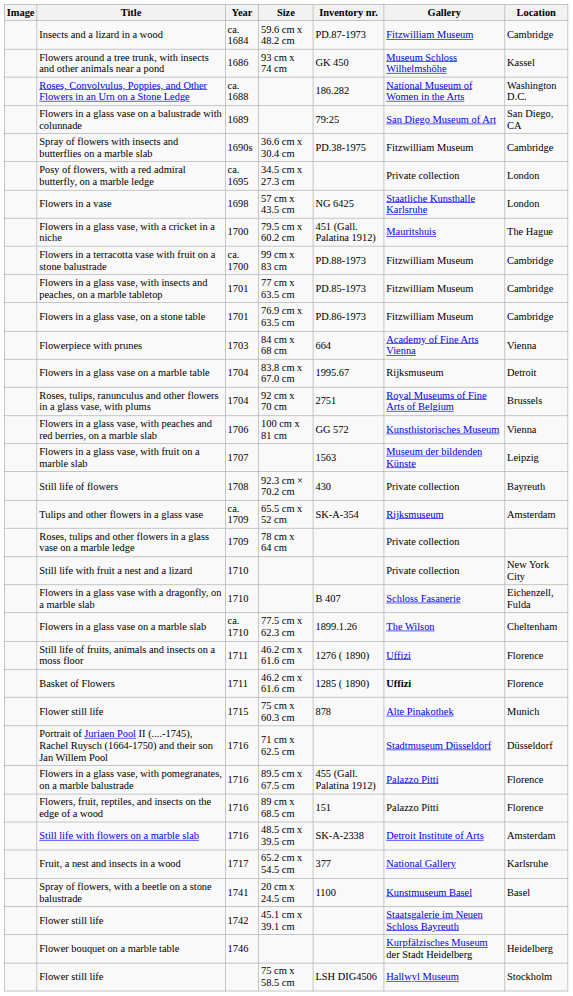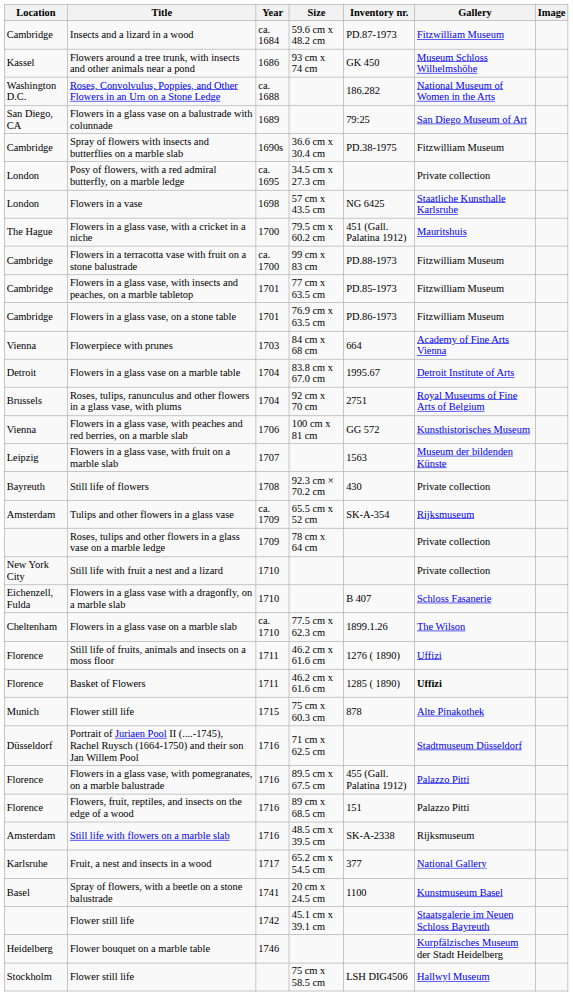columns swapped: (21, 12) <-> (536, 12)
(415, 373) Rijksmuseum -> (466, 373) Detroit Institute of Arts
(435, 836) Detroit Institute of Arts -> (446, 836) Rijksmuseum
